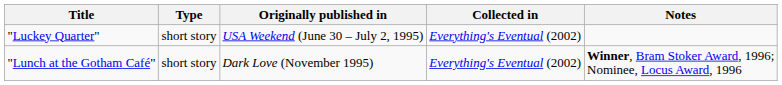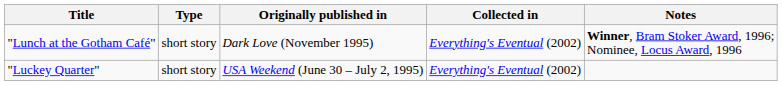rows swapped: (54, 35) <-> (81, 63)
